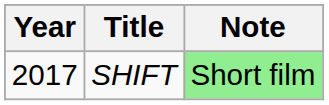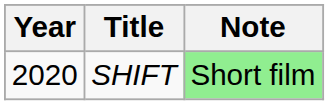(45, 74) 2017 -> (45, 74) 2020
